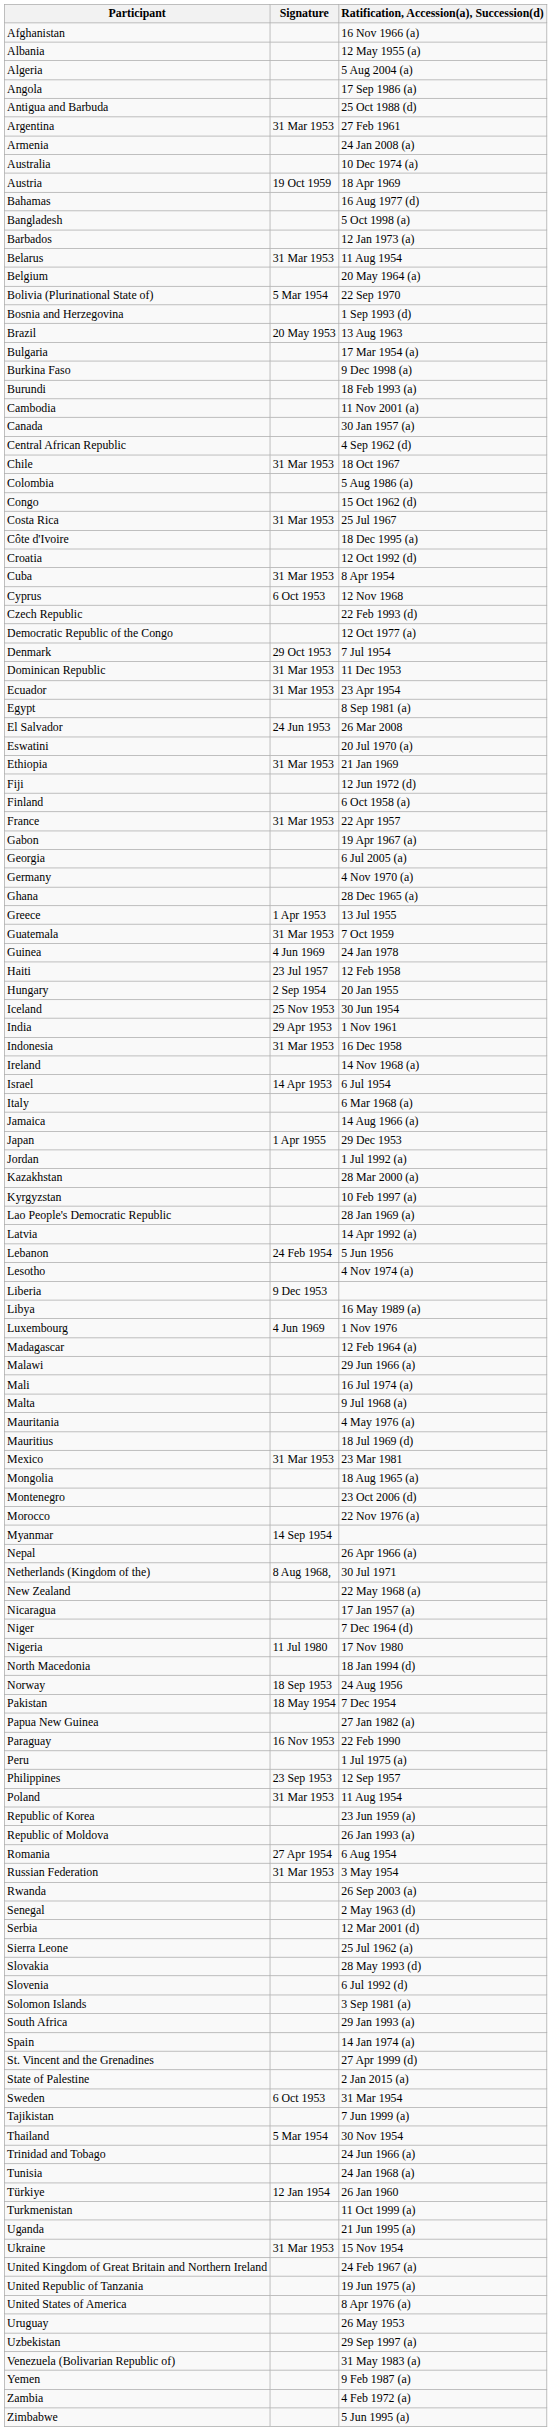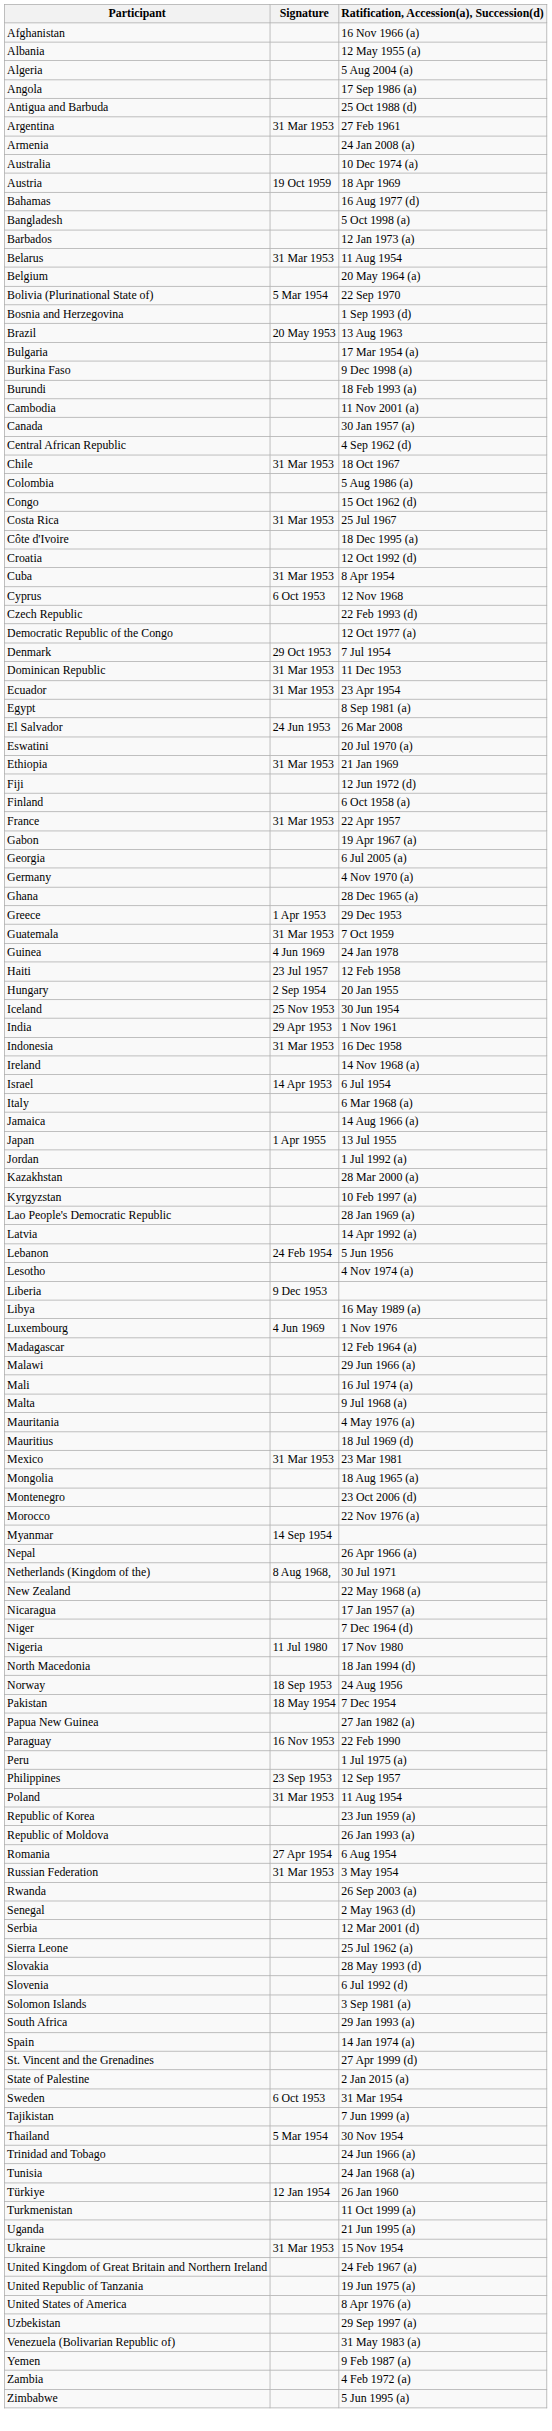(369, 915) 13 Jul 1955 -> (371, 915) 29 Dec 1953
(371, 1140) 29 Dec 1953 -> (369, 1140) 13 Jul 1955
- row: (28, 2323)
